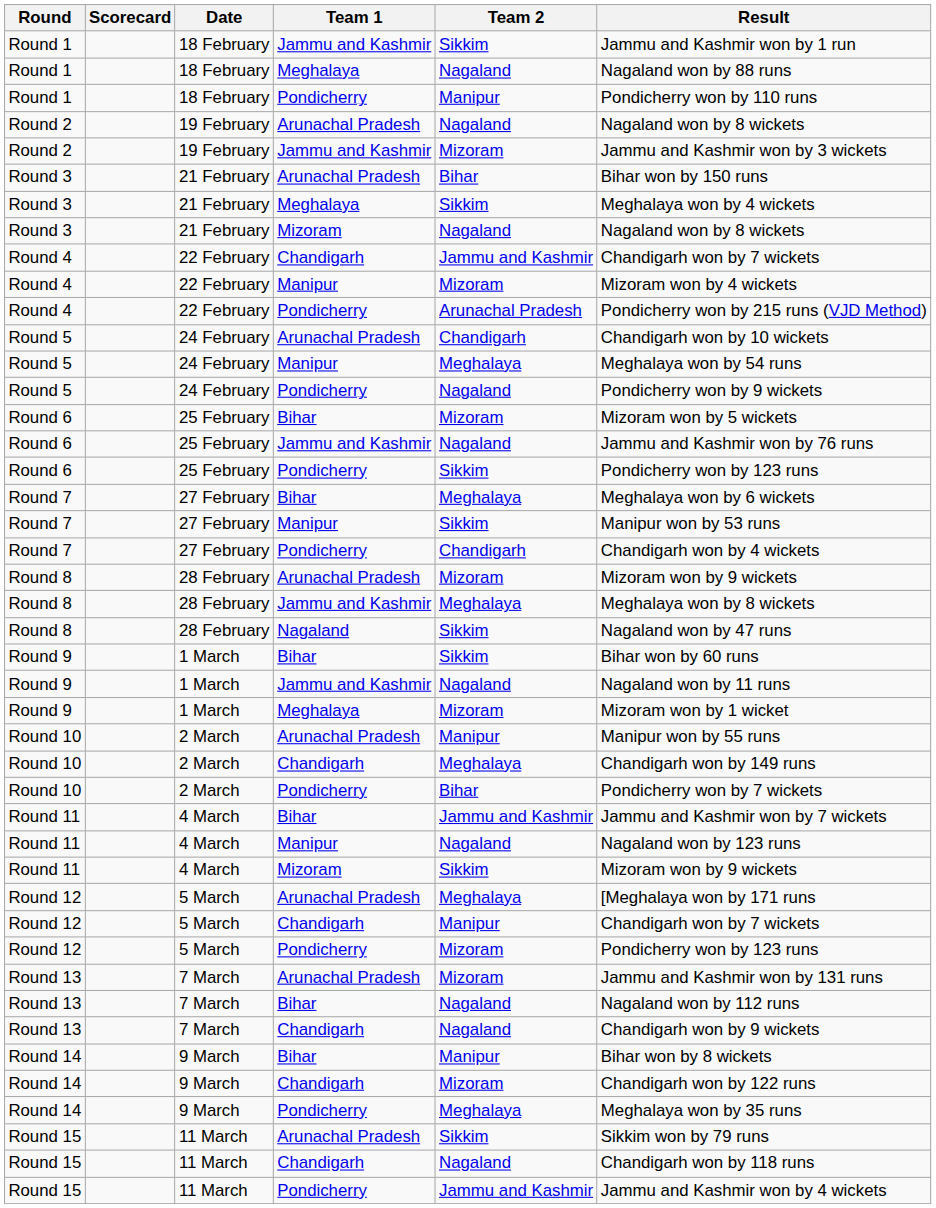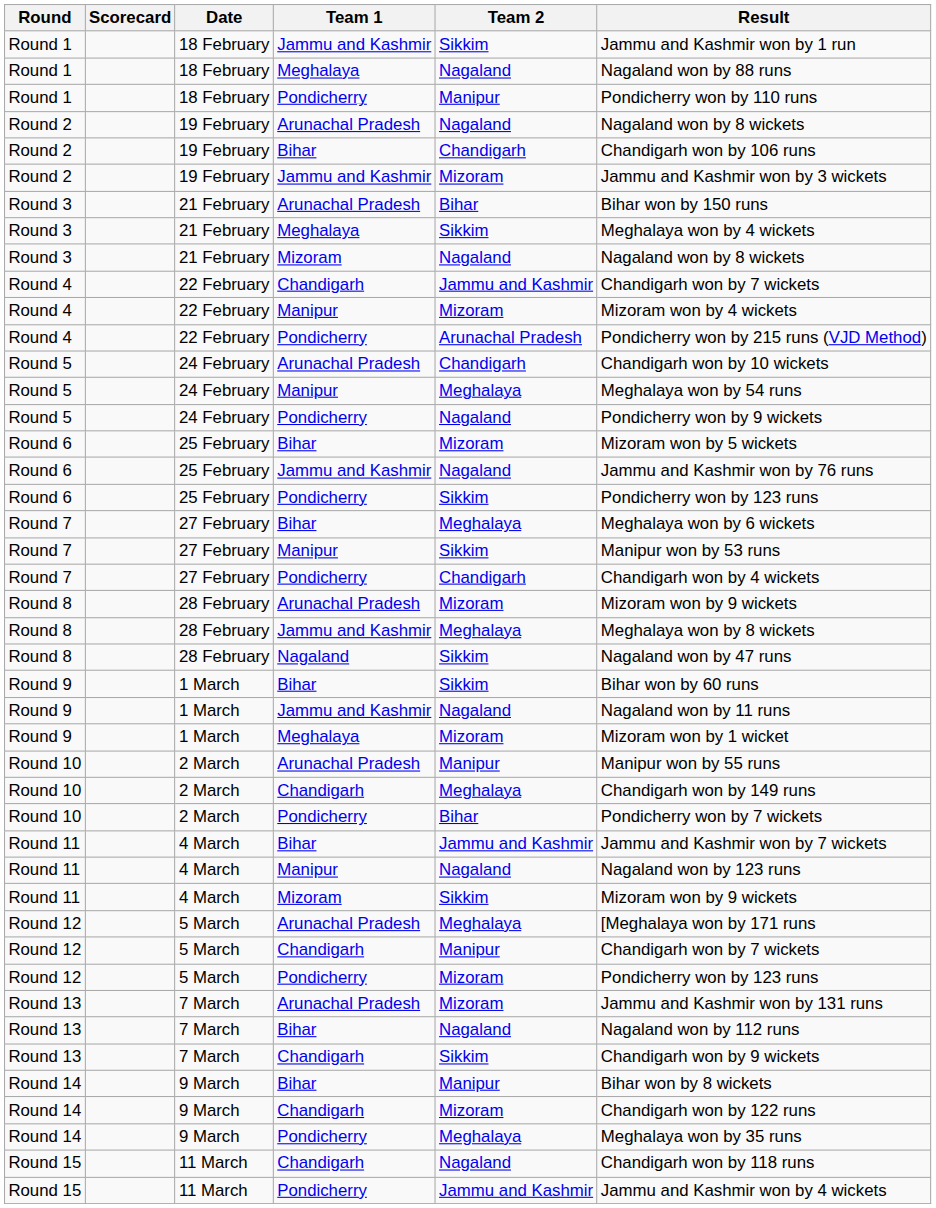+ row: (40, 151)
(475, 1030) Nagaland -> (464, 1056) Sikkim
- row: (45, 1136)
